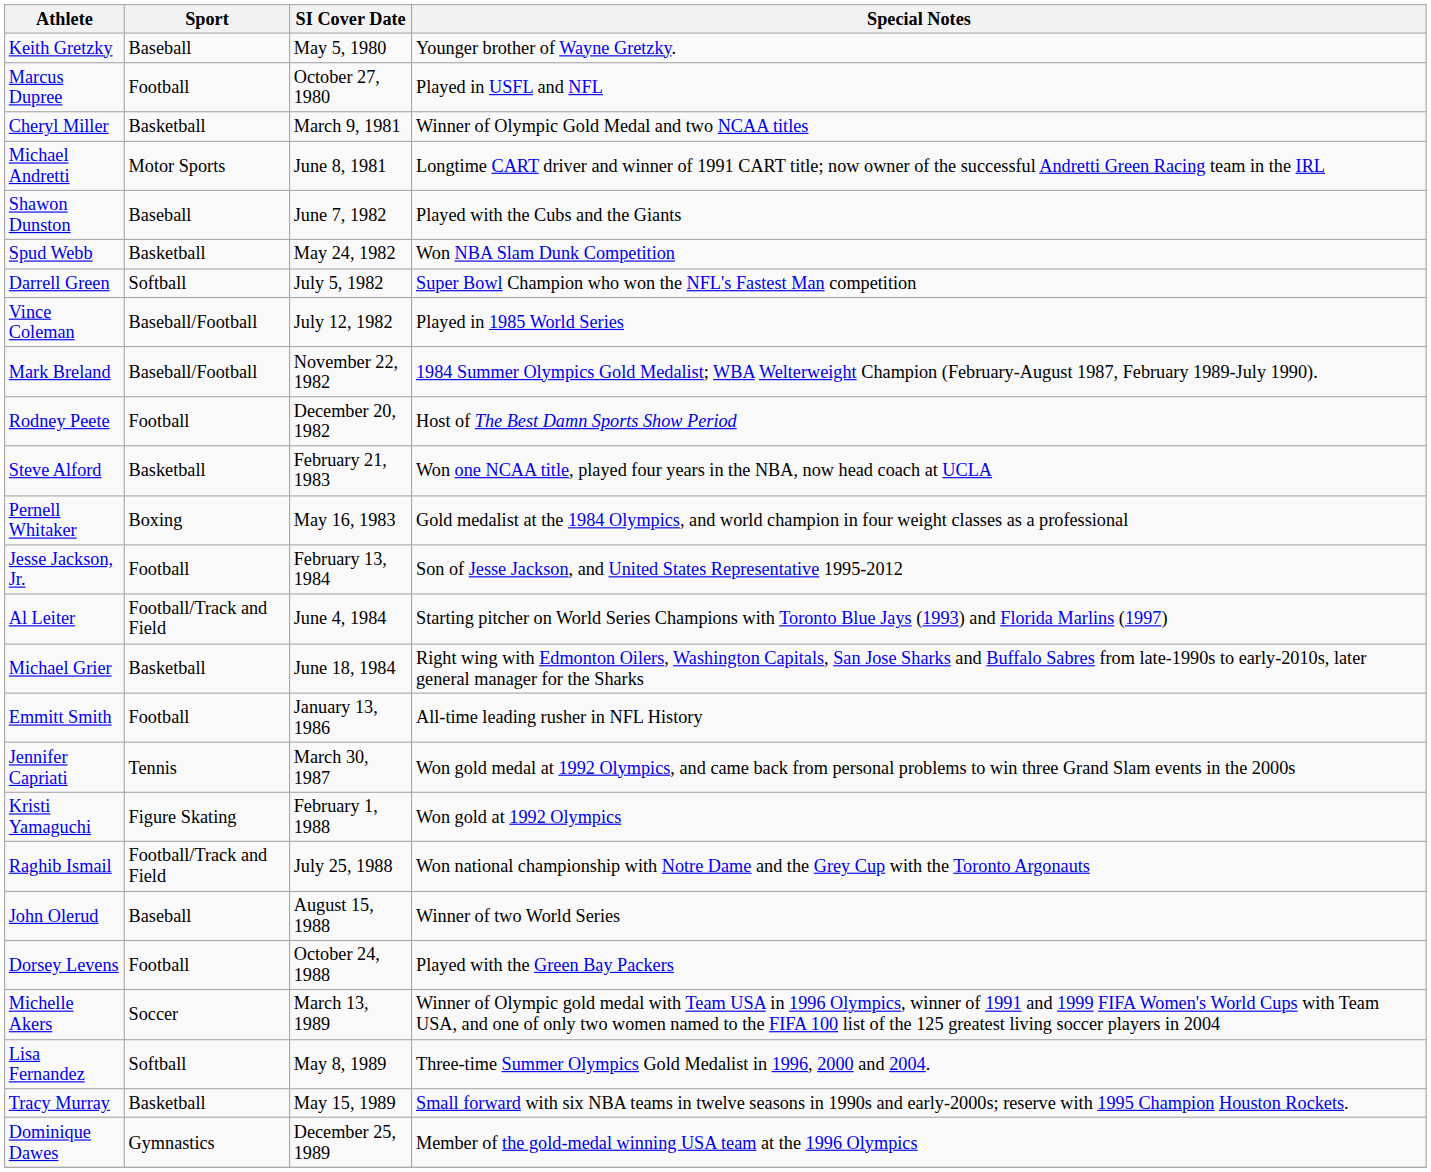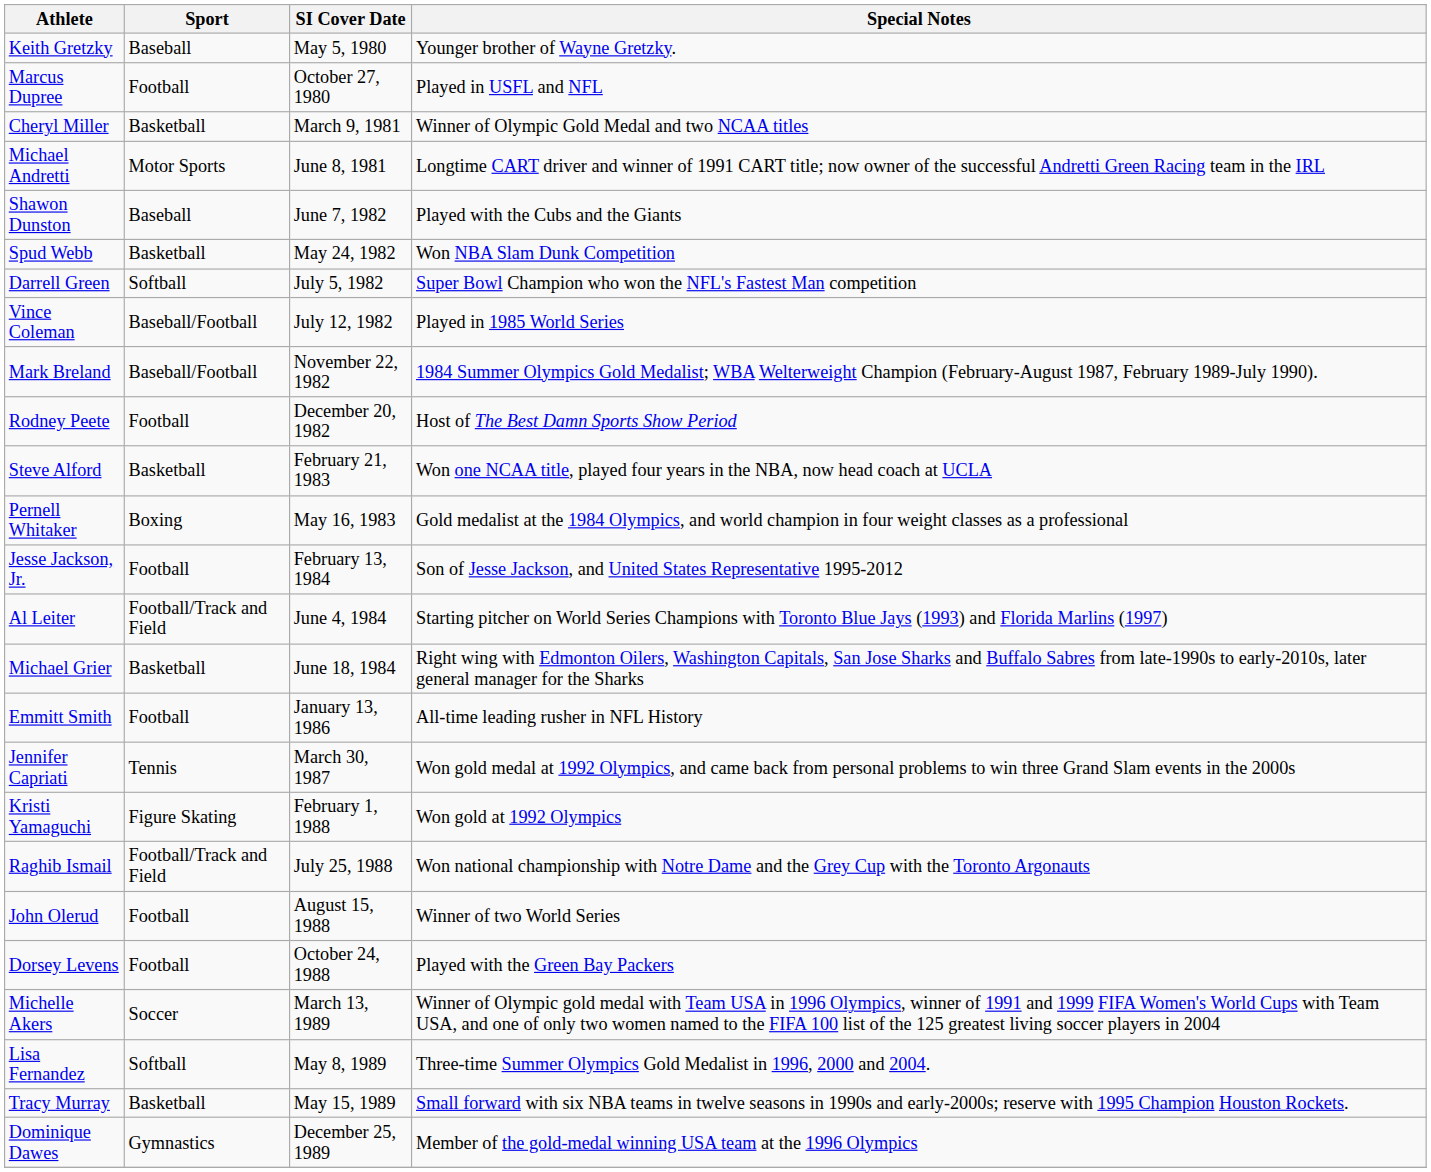(160, 915) Baseball -> (159, 915) Football
